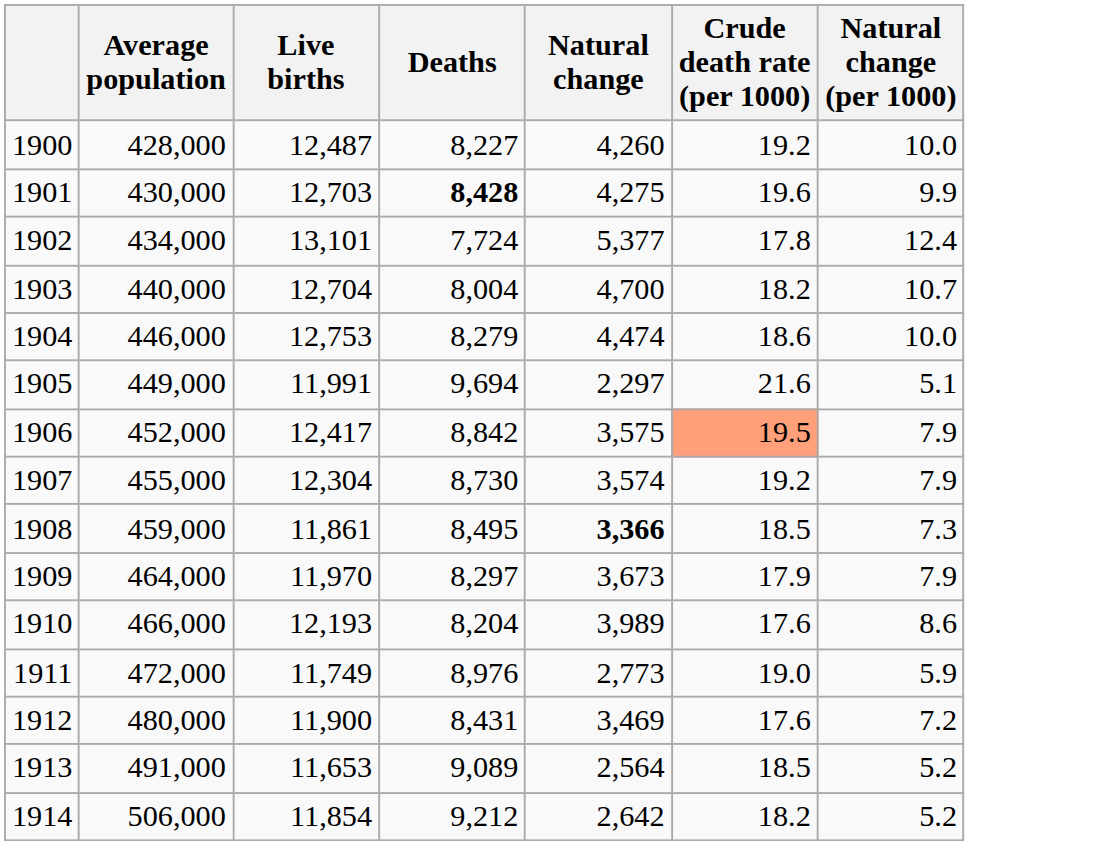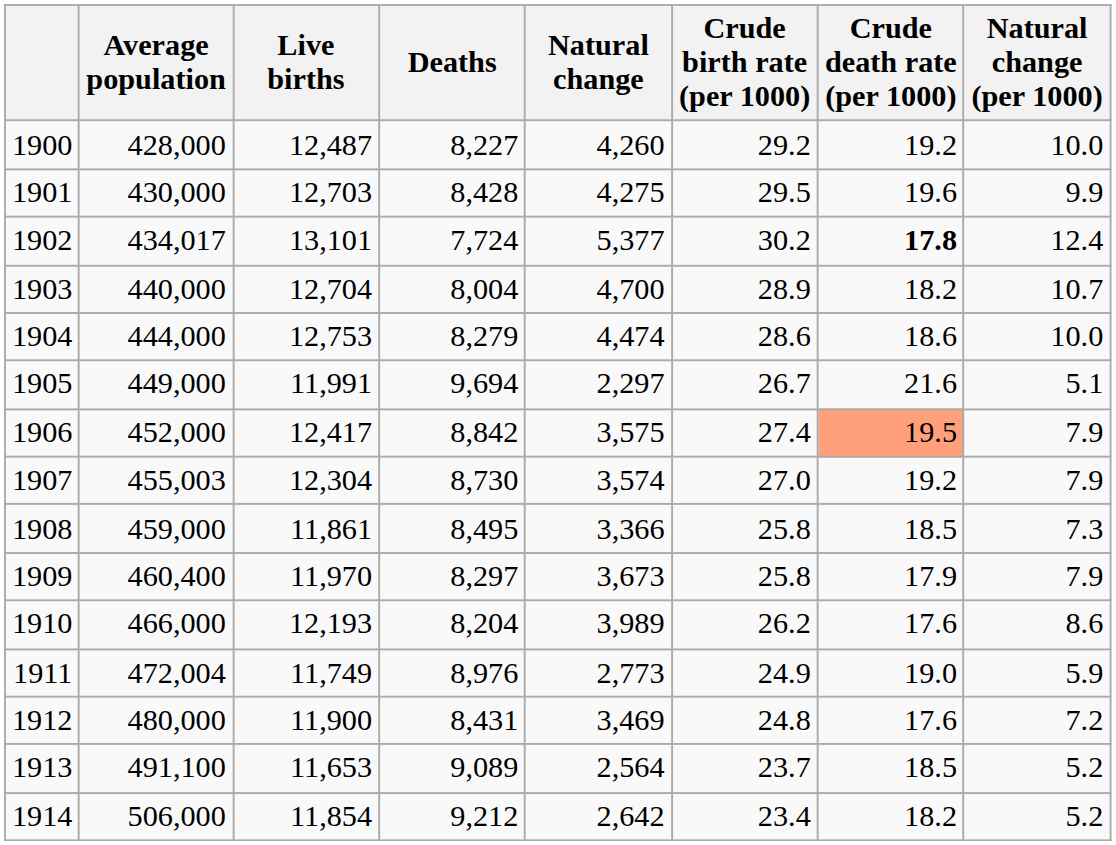+ column: (745, 62)
(484, 192) bold -> (484, 192) normal
(177, 240) 434,000 -> (177, 240) 434,017
(784, 240) normal -> (931, 240) bold
(177, 336) 446,000 -> (177, 336) 444,000
(177, 480) 455,000 -> (177, 480) 455,003
(631, 528) bold -> (631, 528) normal
(177, 576) 464,000 -> (177, 576) 460,400
(177, 672) 472,000 -> (177, 672) 472,004
(177, 767) 491,000 -> (177, 767) 491,100
